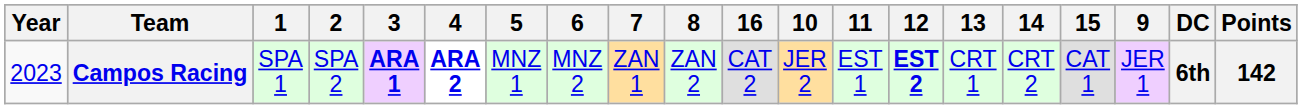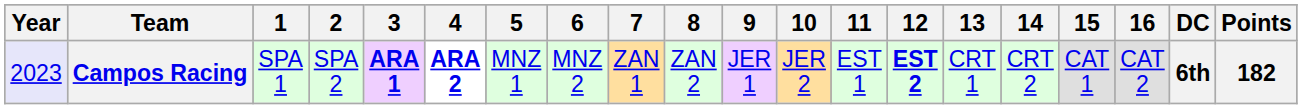columns swapped: (1143, 23) <-> (750, 23)
(36, 72) no background -> (36, 72) lavender background
(1257, 72) 142 -> (1257, 72) 182
